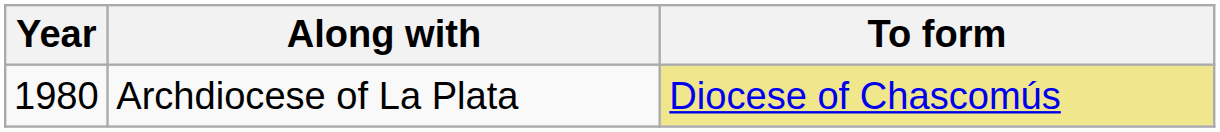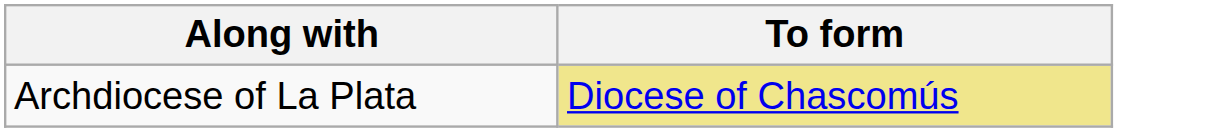- column: (56, 34)
